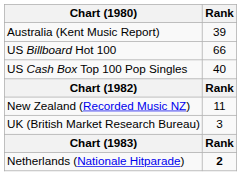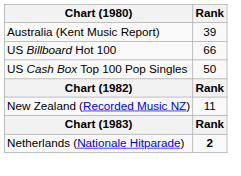(220, 69) 40 -> (210, 69) 50
- row: (103, 124)
